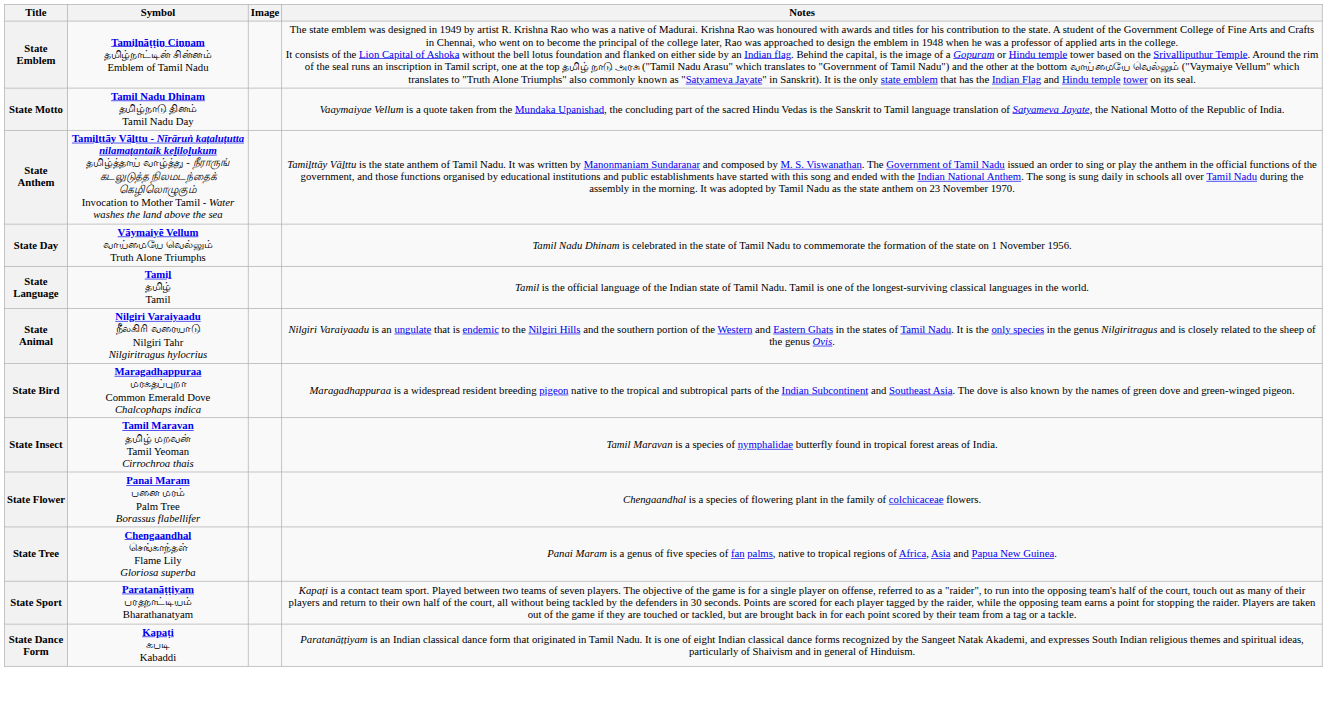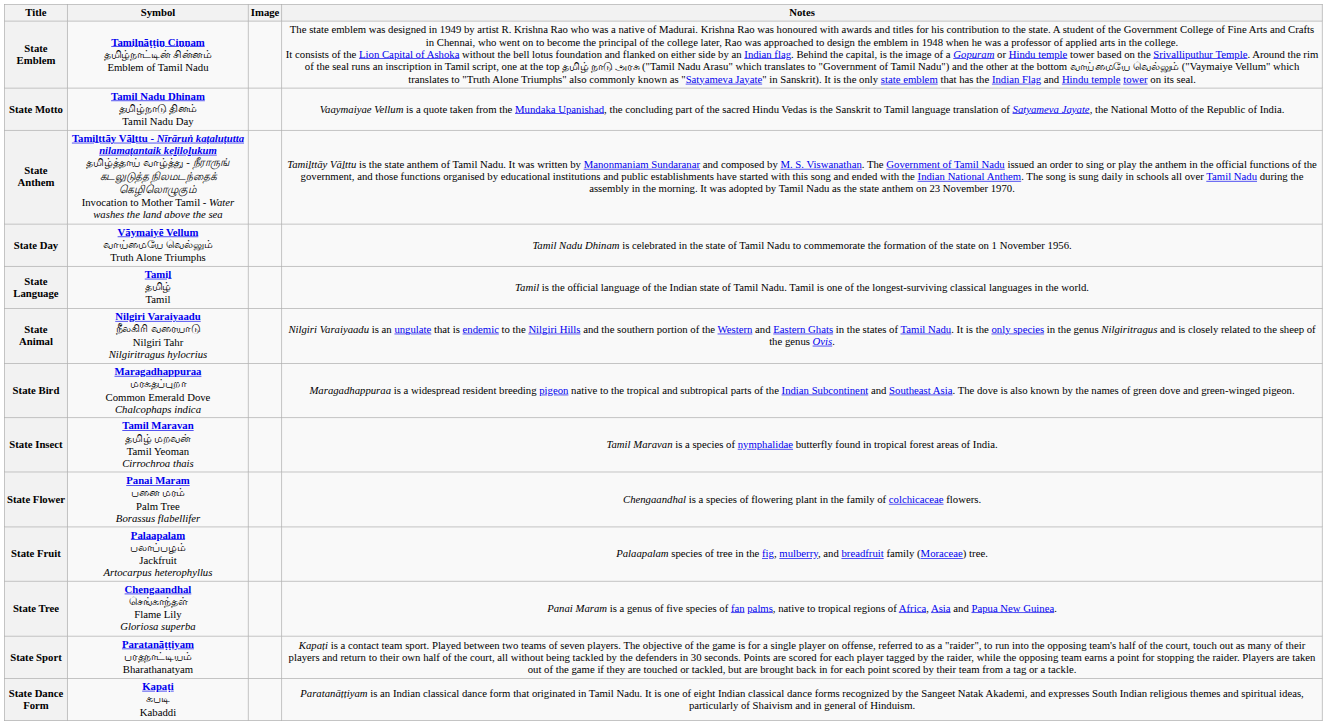+ row: (36, 554)
